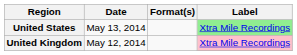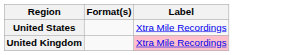- column: (116, 12)
(245, 27) lightgreen background -> (181, 27) no background
